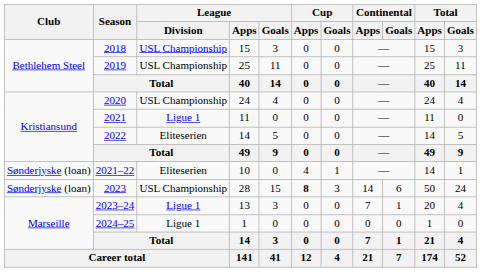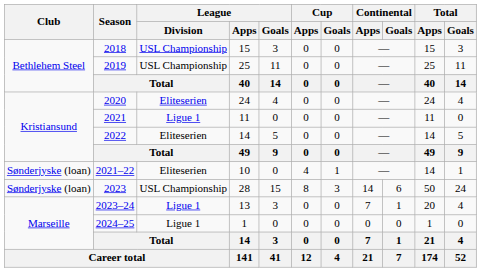(183, 100) USL Championship -> (183, 100) Eliteserien
(306, 188) bold -> (306, 188) normal
